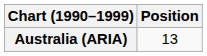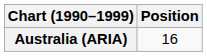(170, 39) 13 -> (170, 39) 16
